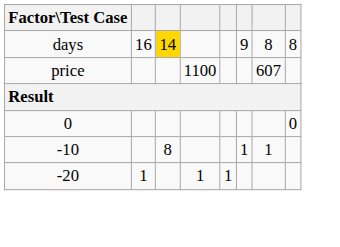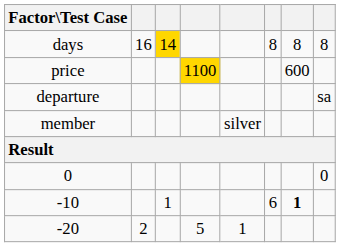(244, 44) 9 -> (273, 44) 8
(200, 70) no background -> (200, 70) gold background
(269, 70) 607 -> (297, 70) 600
+ row: (68, 96)
+ row: (68, 123)
(168, 149) 8 -> (168, 202) 1
(244, 149) 1 -> (273, 202) 6
(269, 149) normal -> (297, 202) bold
(143, 176) 1 -> (143, 228) 2
(200, 176) 1 -> (200, 228) 5
